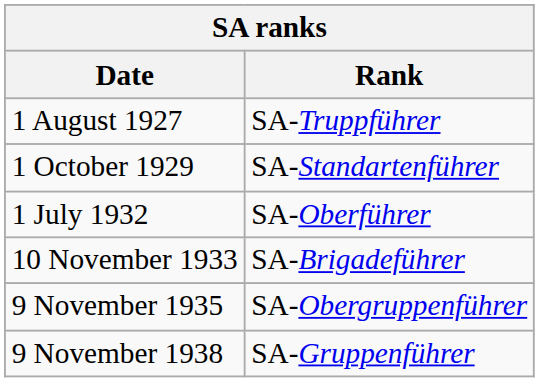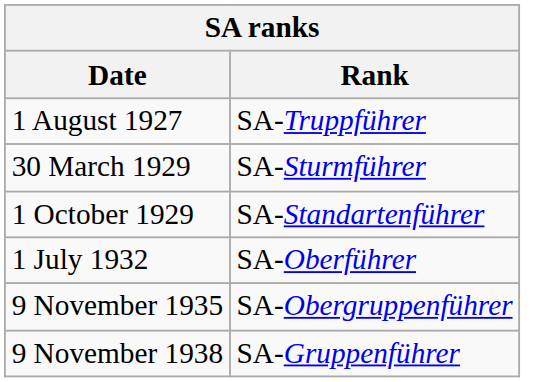+ row: (101, 167)
- row: (125, 259)
